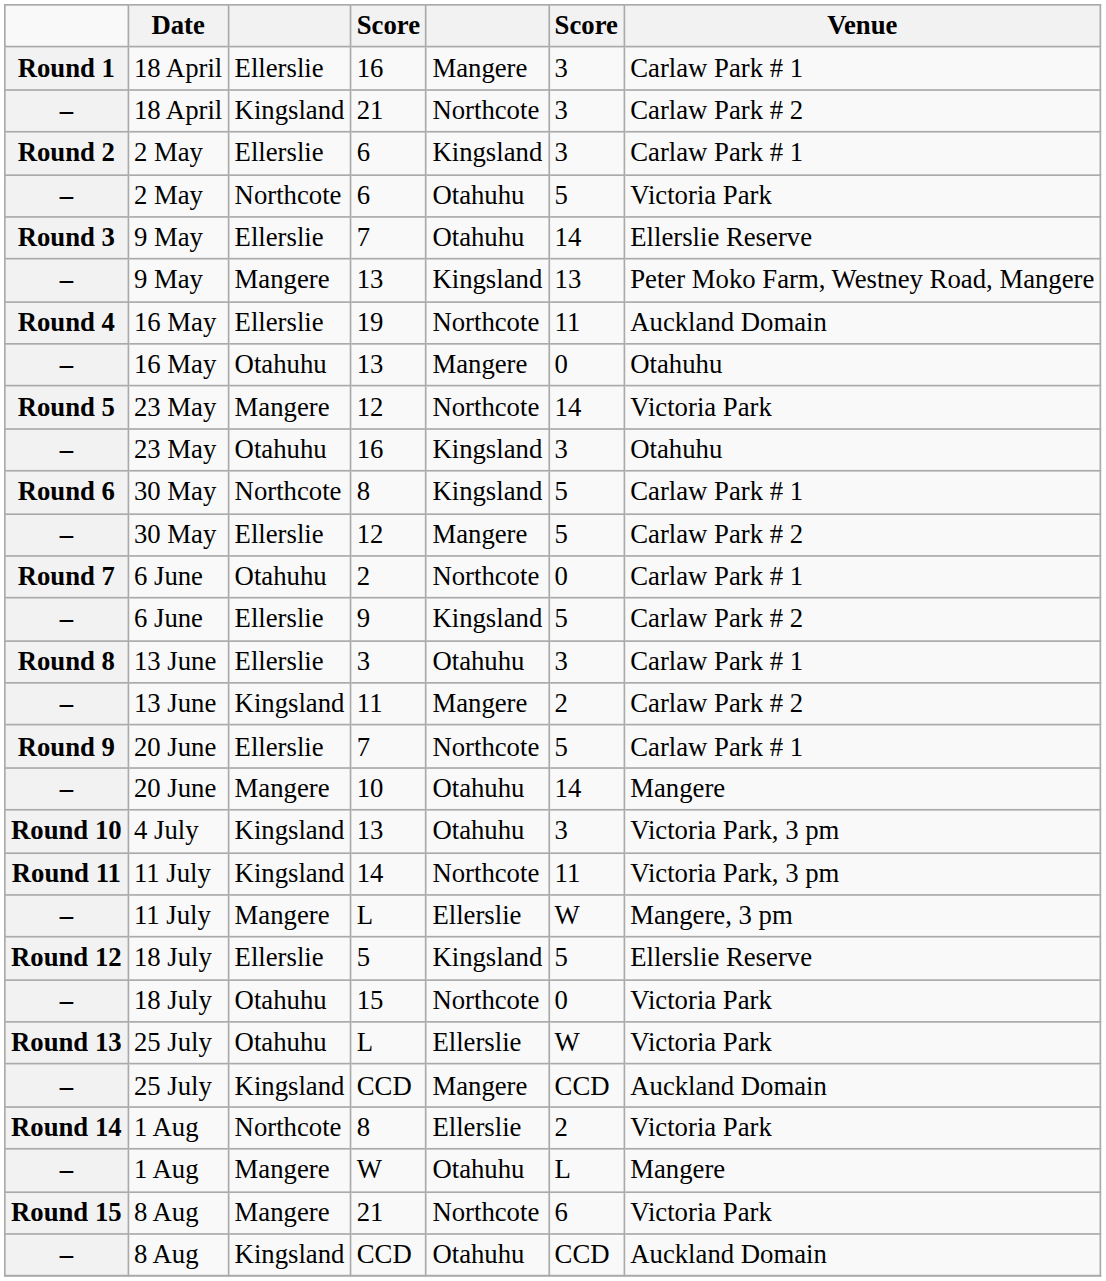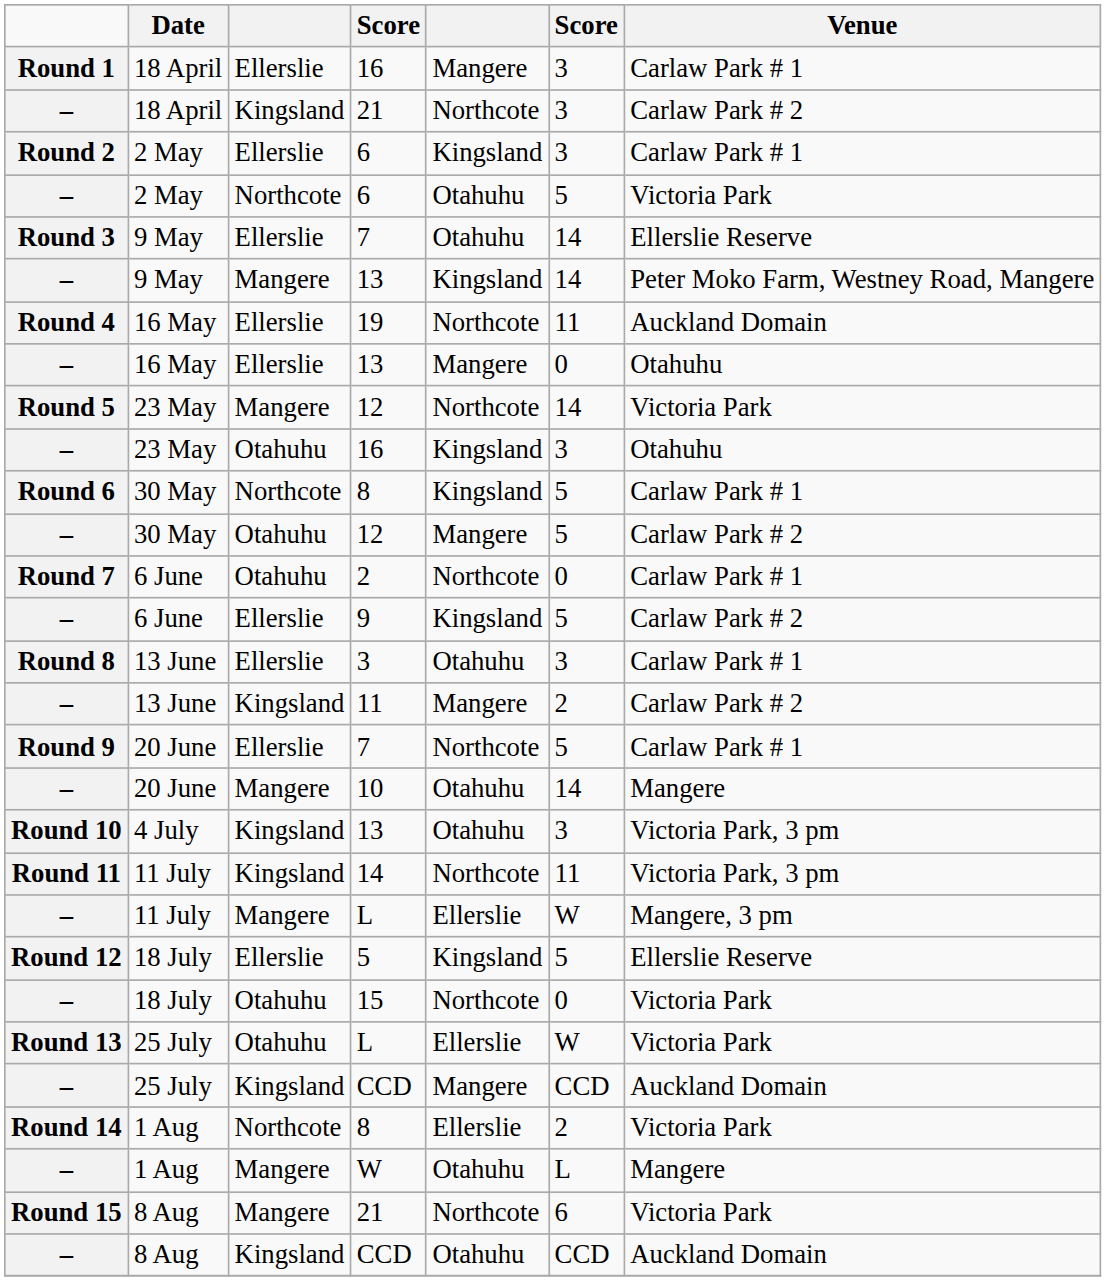(568, 279) 13 -> (568, 279) 14
(281, 364) Otahuhu -> (279, 364) Ellerslie
(279, 534) Ellerslie -> (281, 534) Otahuhu
